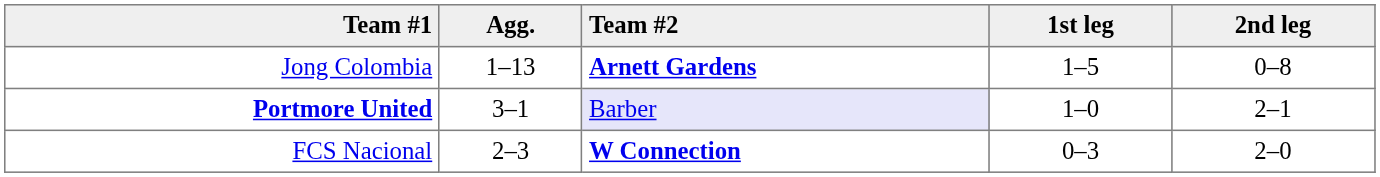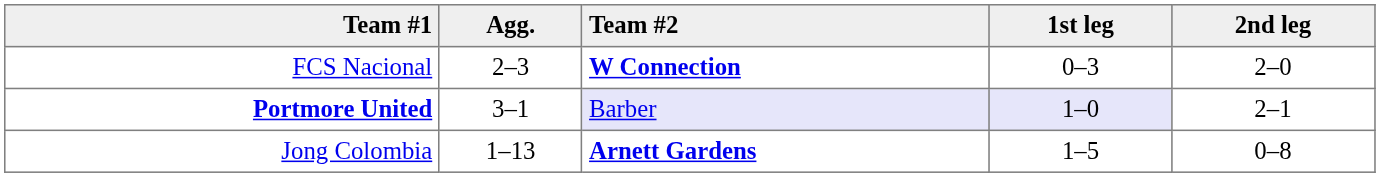rows swapped: (357, 67) <-> (362, 150)
(1080, 109) no background -> (1080, 109) lavender background
